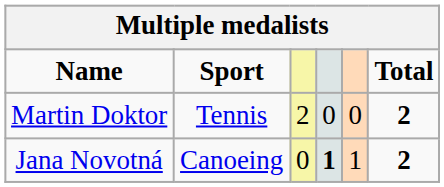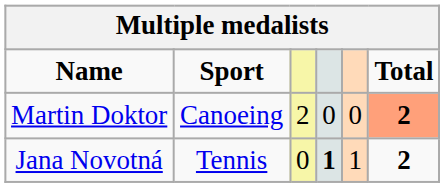(232, 115) Tennis -> (232, 115) Canoeing
(404, 115) no background -> (404, 115) lightsalmon background
(232, 159) Canoeing -> (232, 159) Tennis
